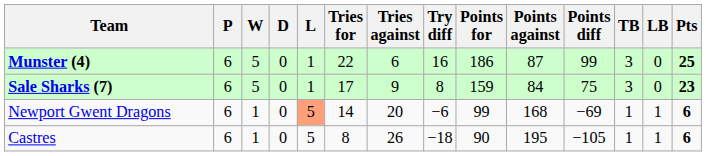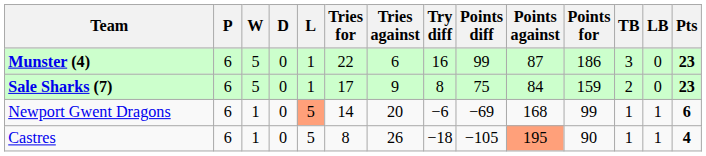columns swapped: (482, 26) <-> (589, 26)
(687, 61) 25 -> (687, 61) 23
(629, 86) 3 -> (629, 86) 2
(535, 138) no background -> (535, 138) lightsalmon background
(687, 138) 6 -> (687, 138) 4
